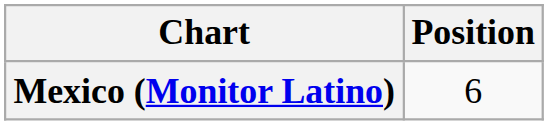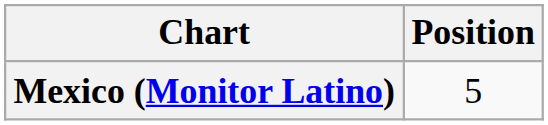(473, 89) 6 -> (473, 89) 5
